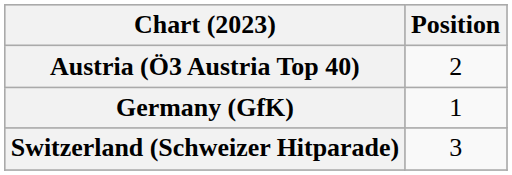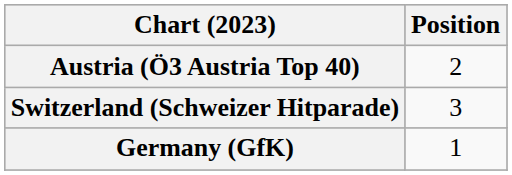rows swapped: (205, 107) <-> (205, 148)
